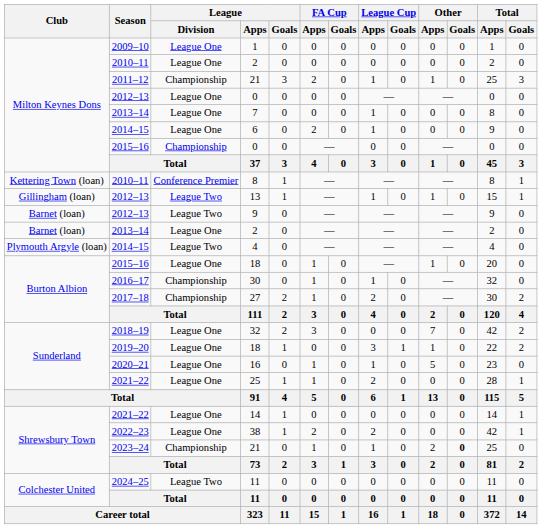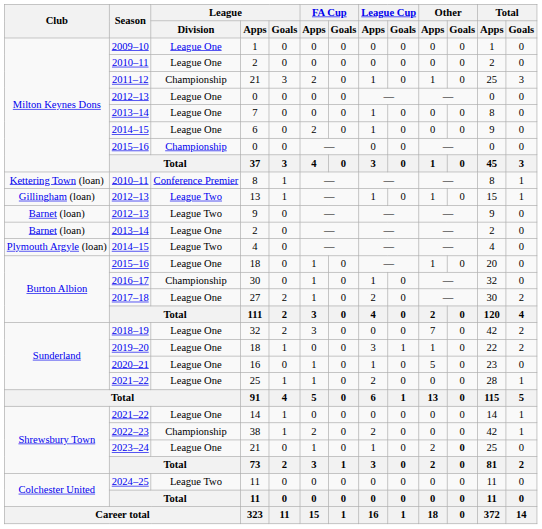(196, 297) Championship -> (196, 297) League One
(196, 431) League One -> (196, 431) Championship
(196, 448) Championship -> (196, 448) League One
